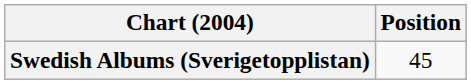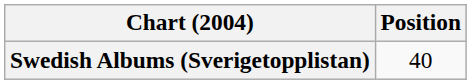(421, 60) 45 -> (421, 60) 40
